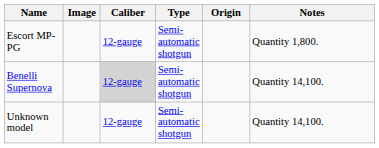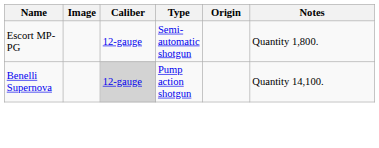(179, 82) Semi-automatic shotgun -> (175, 82) Pump action shotgun
- row: (28, 122)
